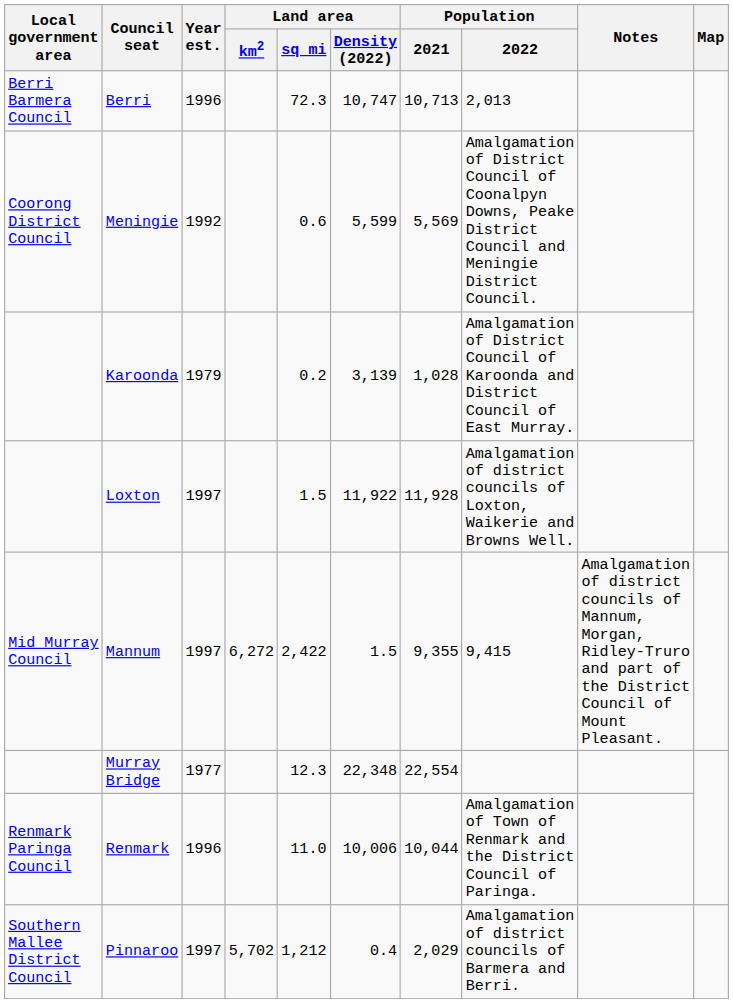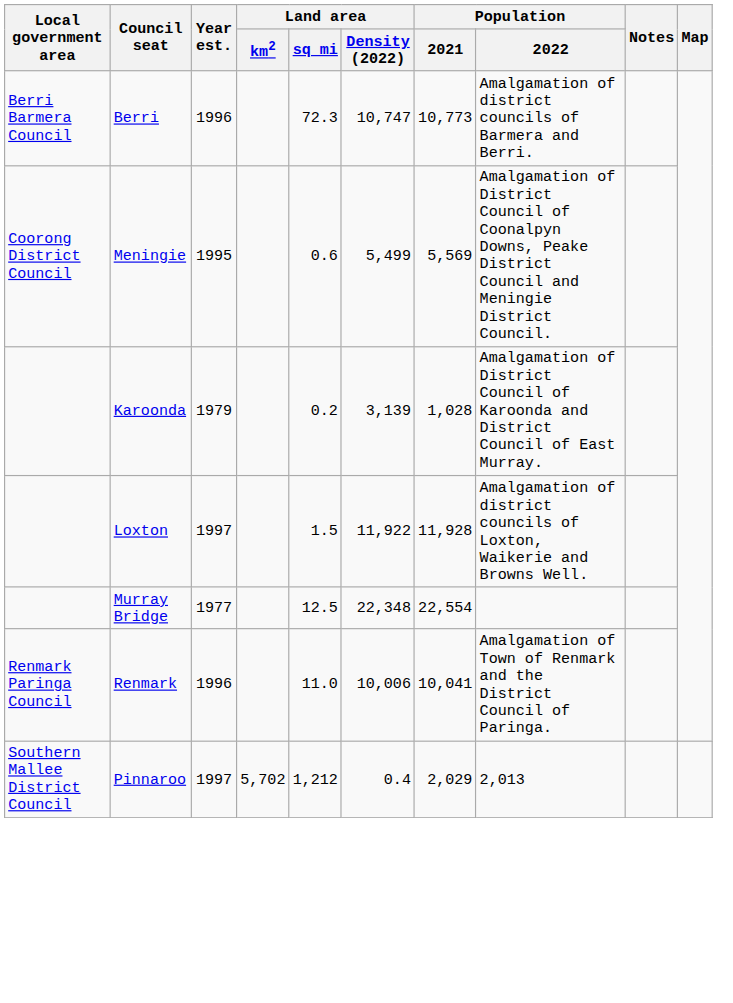(431, 101) 10,713 -> (445, 118) 10,773
(488, 101) 2,013 -> (547, 118) Amalgamation of district councils of Barmera and Berri.
(204, 221) 1992 -> (214, 256) 1995
(374, 221) 5,599 -> (388, 256) 5,499
- row: (133, 652)
(308, 772) 12.3 -> (320, 608) 12.5
(431, 849) 10,044 -> (445, 685) 10,041
(520, 951) Amalgamation of district councils of Barmera and Berri. -> (502, 779) 2,013
